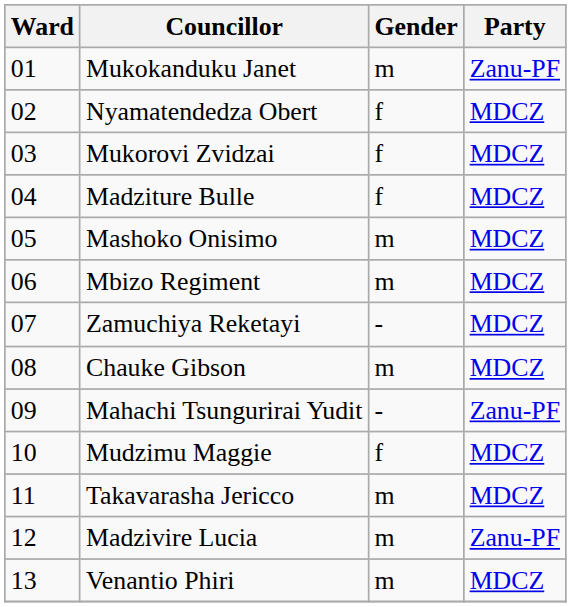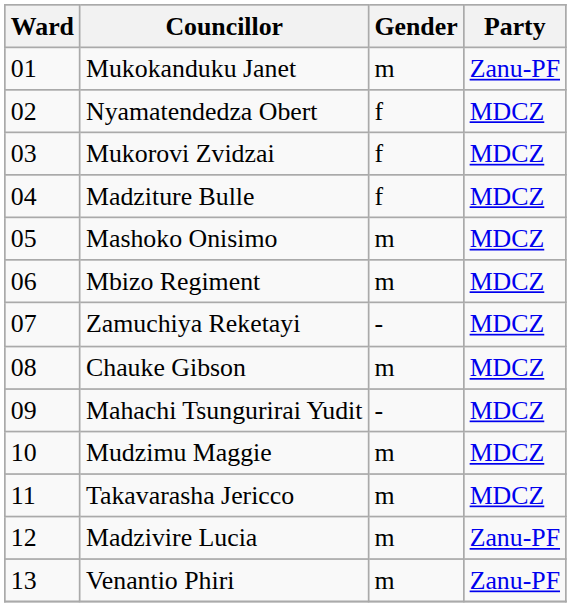(515, 409) Zanu-PF -> (507, 409) MDCZ
(379, 452) f -> (384, 452) m
(507, 579) MDCZ -> (515, 579) Zanu-PF
